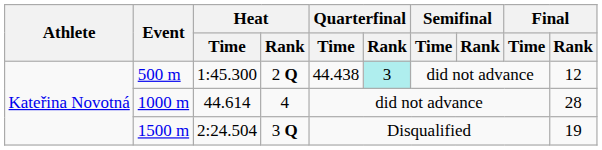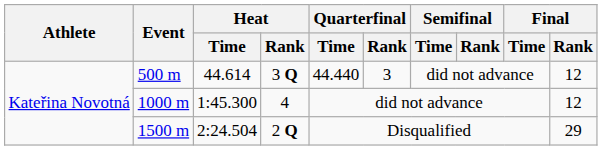(227, 74) 1:45.300 -> (227, 74) 44.614
(285, 74) 2 Q -> (285, 74) 3 Q
(336, 74) 44.438 -> (336, 74) 44.440
(387, 74) paleturquoise background -> (387, 74) no background
(227, 102) 44.614 -> (227, 102) 1:45.300
(573, 102) 28 -> (573, 102) 12
(285, 131) 3 Q -> (285, 131) 2 Q
(573, 131) 19 -> (573, 131) 29
